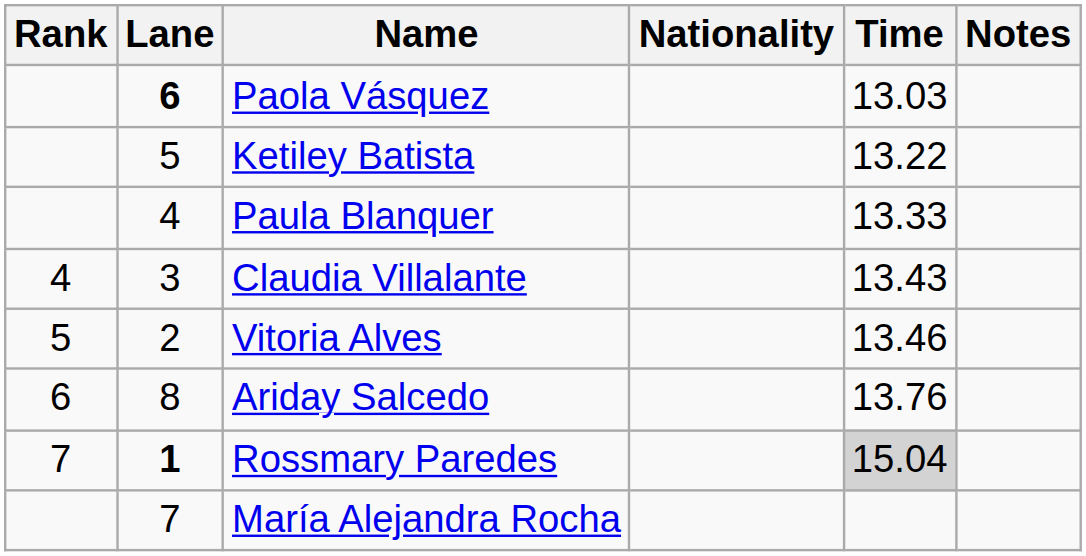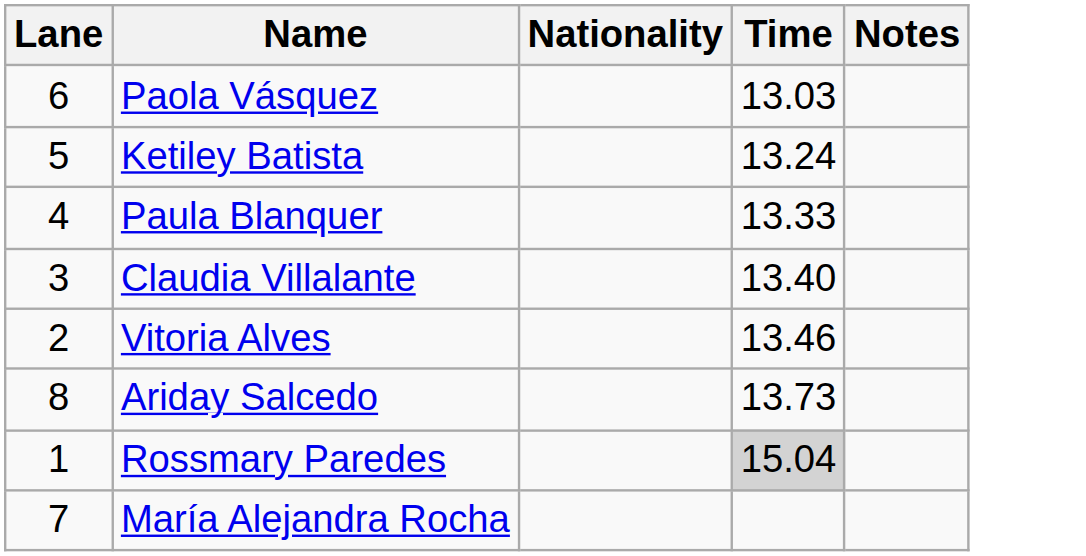- column: (61, 34)
(170, 95) bold -> (59, 95) normal
(900, 156) 13.22 -> (788, 156) 13.24
(900, 277) 13.43 -> (788, 277) 13.40
(900, 398) 13.76 -> (788, 398) 13.73
(170, 459) bold -> (59, 459) normal
